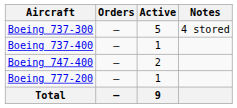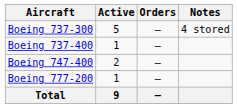columns swapped: (158, 13) <-> (116, 13)
